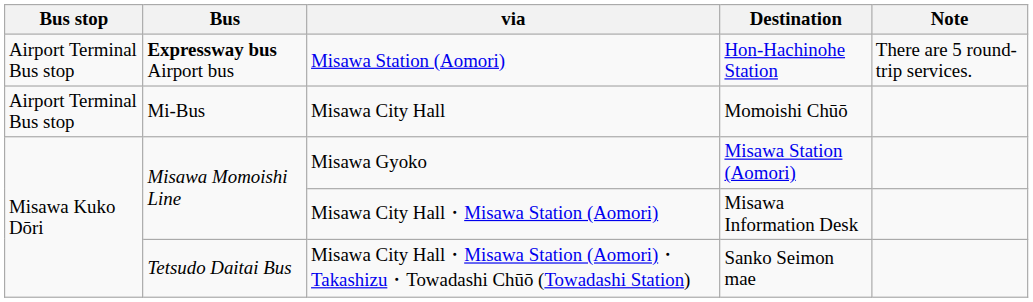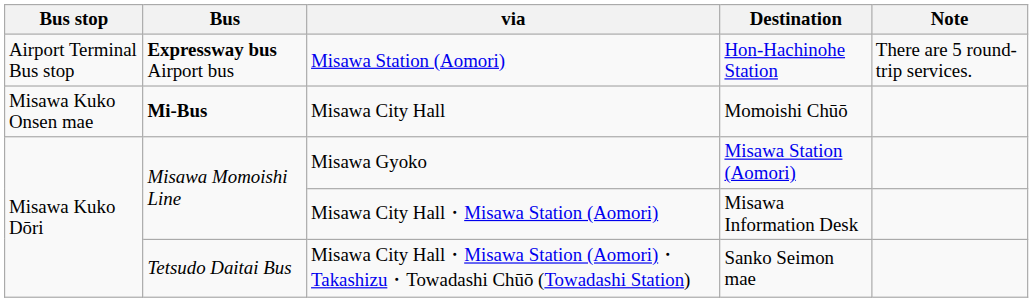(73, 111) Airport Terminal Bus stop -> (62, 111) Misawa Kuko Onsen mae
(176, 111) normal -> (177, 111) bold
